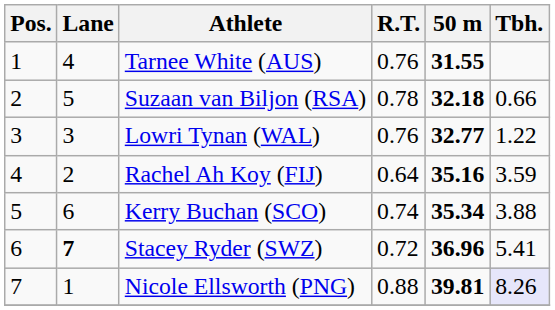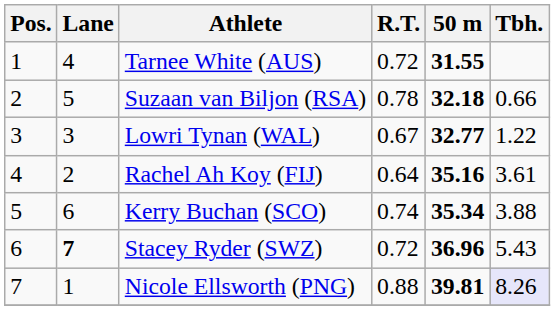(398, 60) 0.76 -> (398, 60) 0.72
(398, 135) 0.76 -> (398, 135) 0.67
(516, 173) 3.59 -> (516, 173) 3.61
(516, 248) 5.41 -> (516, 248) 5.43
